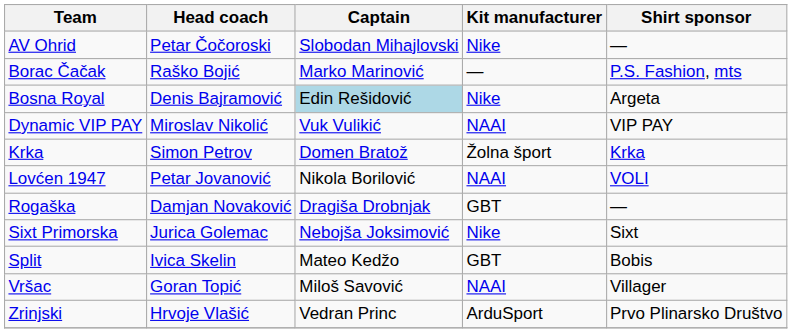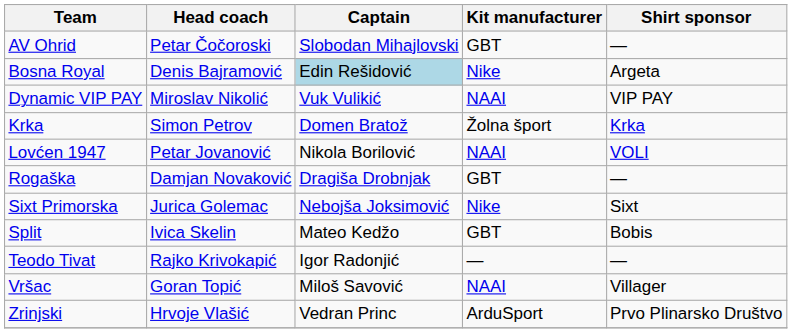(483, 44) Nike -> (484, 44) GBT
- row: (57, 71)
+ row: (52, 260)
